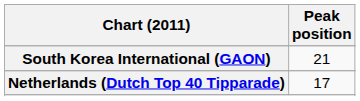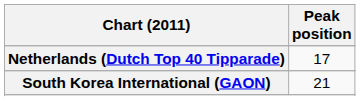rows swapped: (146, 82) <-> (146, 58)
